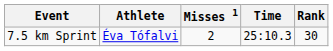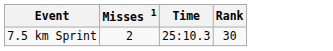- column: (140, 15)
